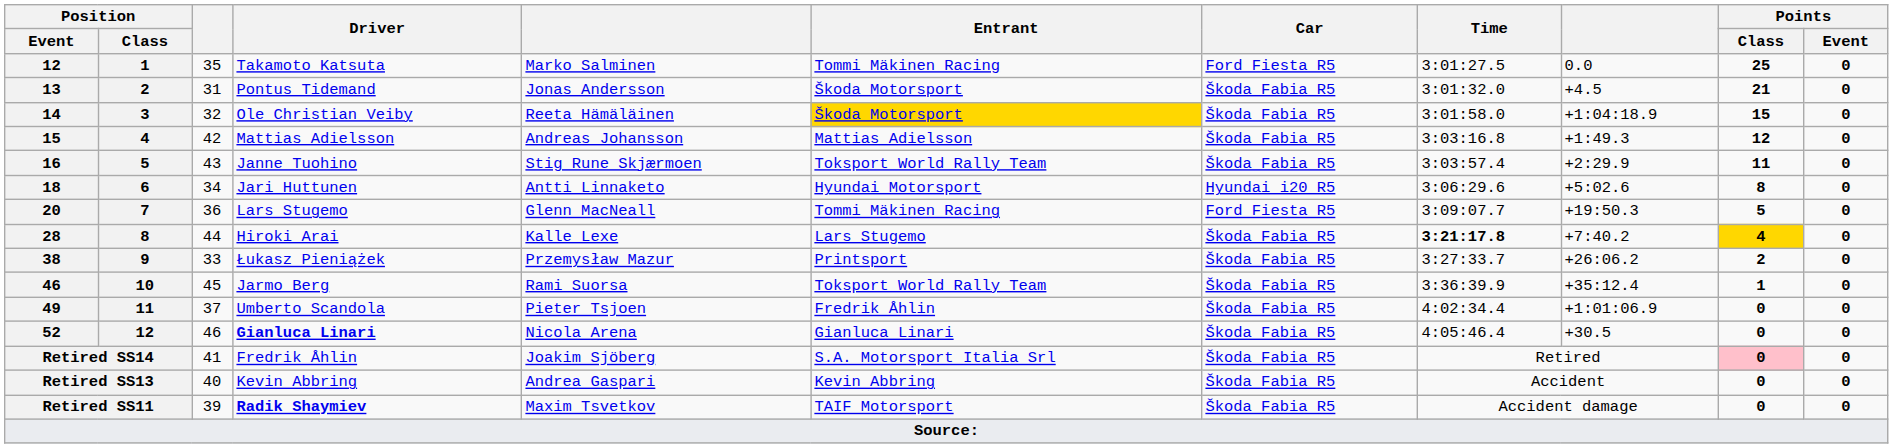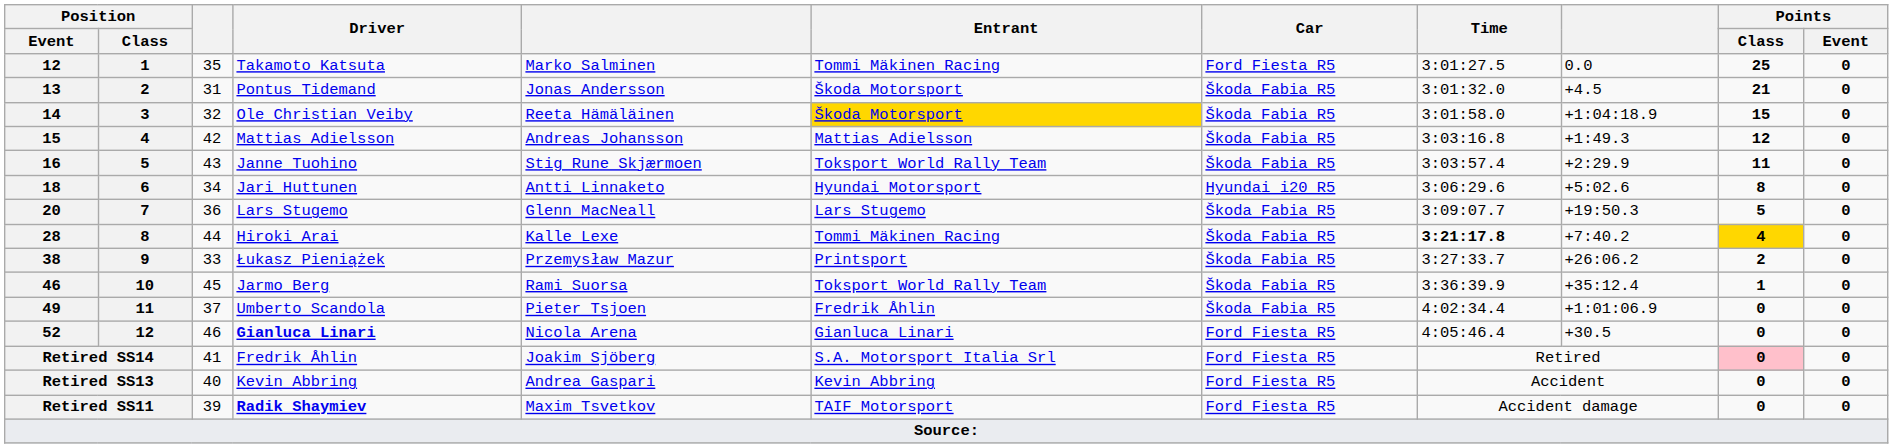(907, 212) Tommi Mäkinen Racing -> (870, 212) Lars Stugemo
(1270, 212) Ford Fiesta R5 -> (1270, 212) Škoda Fabia R5
(870, 236) Lars Stugemo -> (907, 236) Tommi Mäkinen Racing
(1270, 334) Škoda Fabia R5 -> (1270, 334) Ford Fiesta R5
(1270, 358) Škoda Fabia R5 -> (1270, 358) Ford Fiesta R5
(1270, 382) Škoda Fabia R5 -> (1270, 382) Ford Fiesta R5
(1270, 407) Škoda Fabia R5 -> (1270, 407) Ford Fiesta R5
